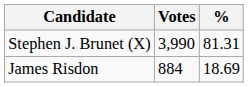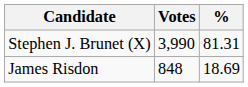(170, 69) 884 -> (170, 69) 848
